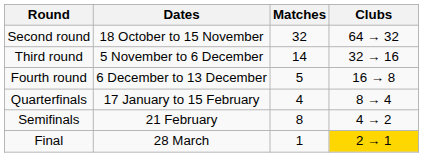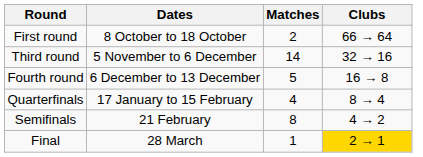+ row: (45, 36)
- row: (49, 36)
